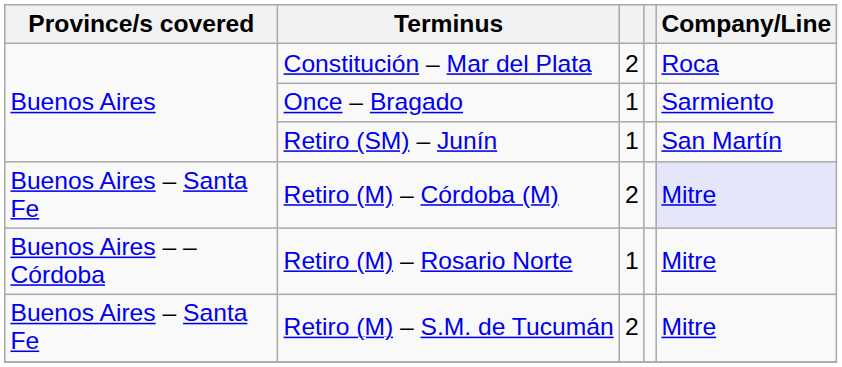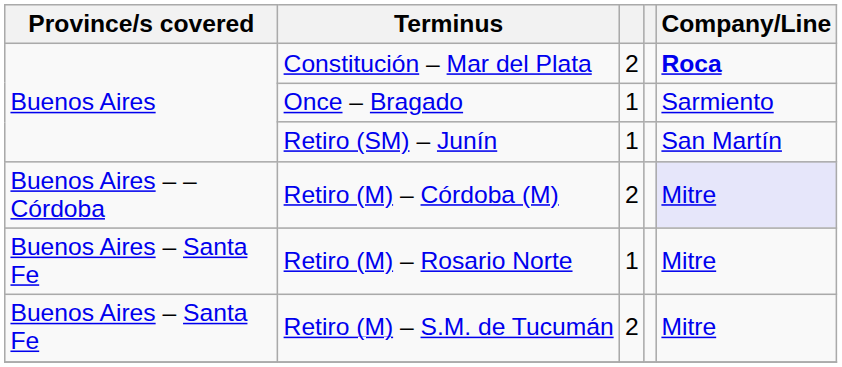(690, 63) normal -> (692, 63) bold
(129, 194) Buenos Aires – Santa Fe -> (104, 194) Buenos Aires – – Córdoba
(104, 261) Buenos Aires – – Córdoba -> (129, 261) Buenos Aires – Santa Fe
